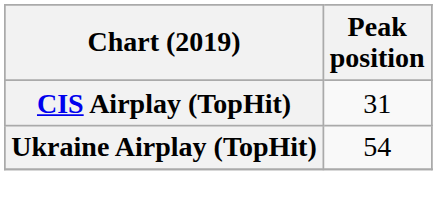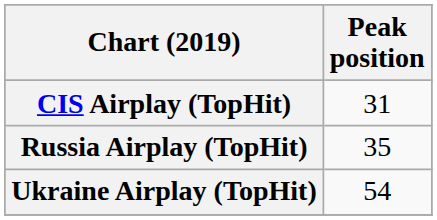+ row: (164, 147)
